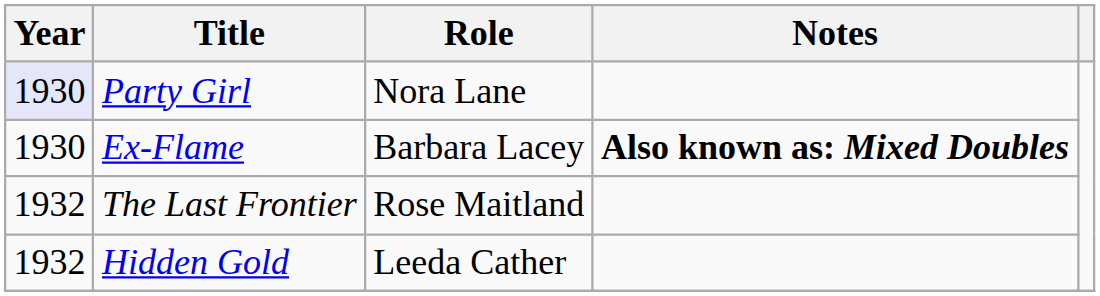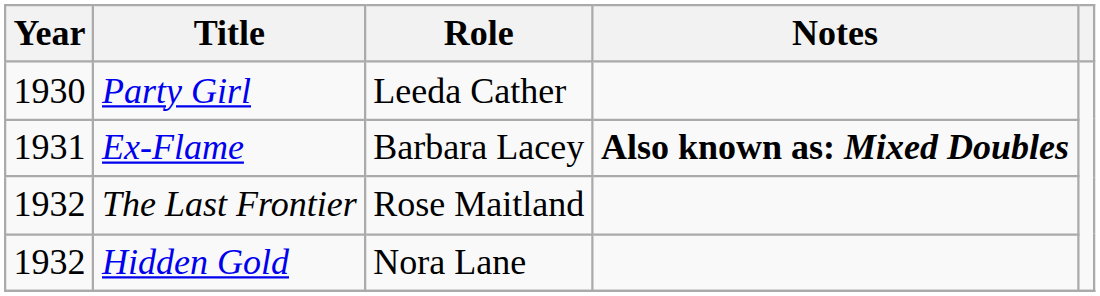(49, 90) lavender background -> (49, 90) no background
(450, 90) Nora Lane -> (470, 90) Leeda Cather
(49, 147) 1930 -> (49, 147) 1931
(470, 261) Leeda Cather -> (450, 261) Nora Lane
